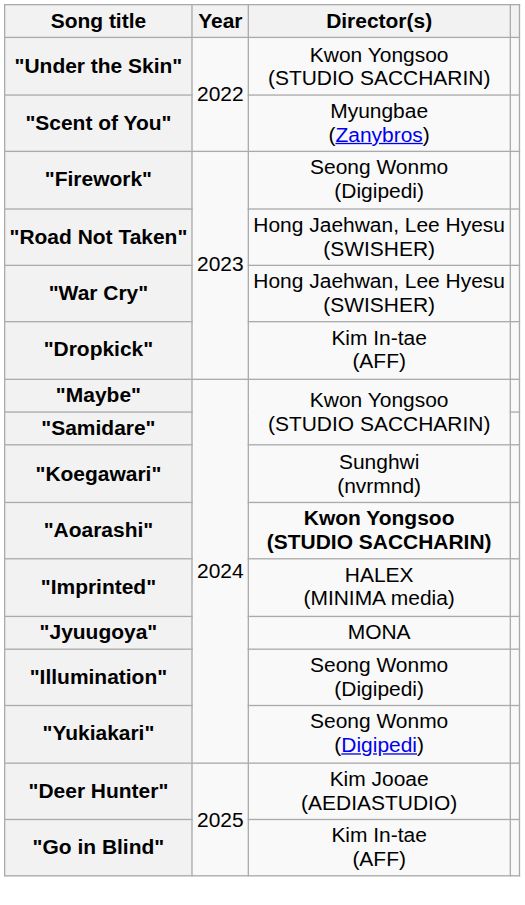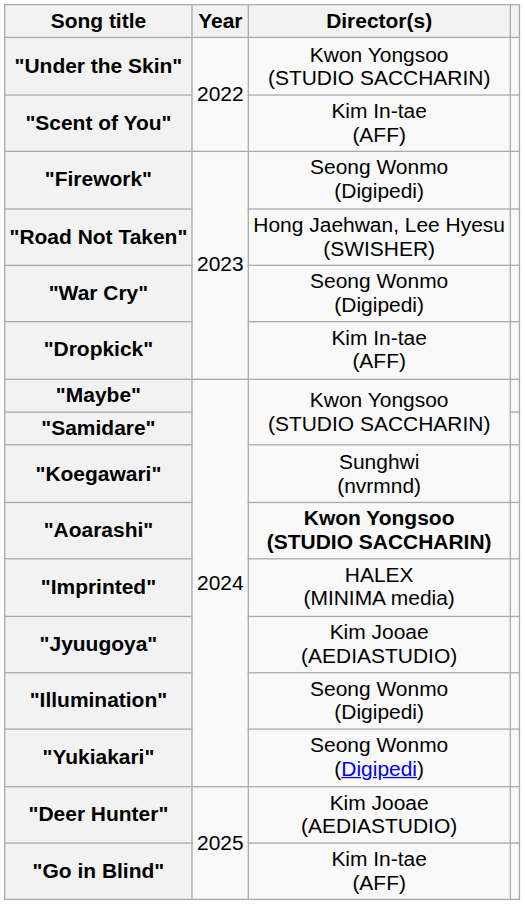(379, 122) Myungbae (Zanybros) -> (379, 122) Kim In-tae (AFF)
(379, 293) Hong Jaehwan, Lee Hyesu (SWISHER) -> (379, 293) Seong Wonmo (Digipedi)
(379, 632) MONA -> (379, 644) Kim Jooae (AEDIASTUDIO)
